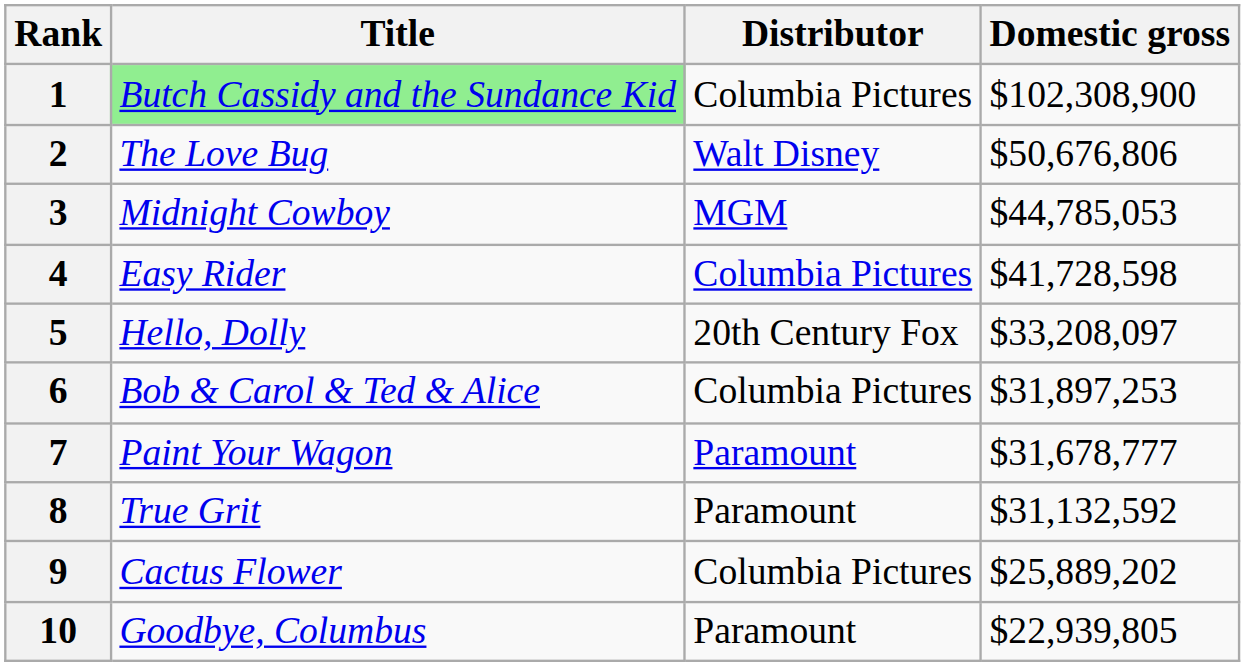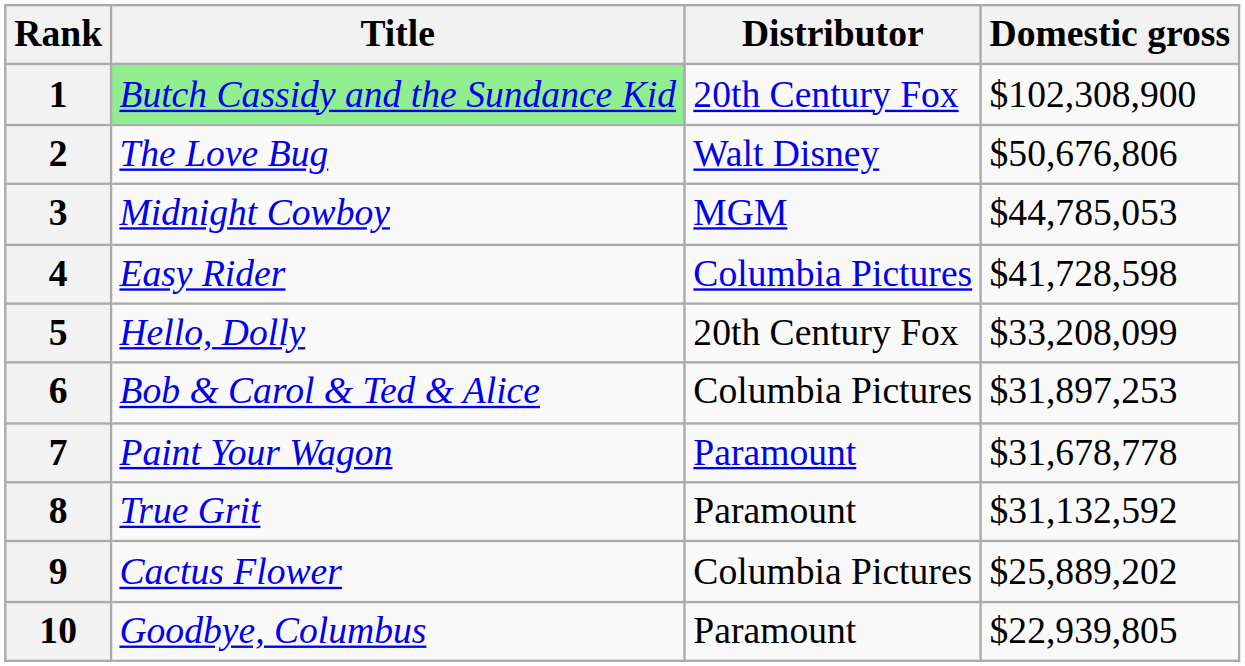(833, 93) Columbia Pictures -> (826, 93) 20th Century Fox
(1084, 332) $33,208,097 -> (1084, 332) $33,208,099
(1084, 451) $31,678,777 -> (1084, 451) $31,678,778
